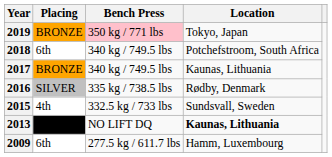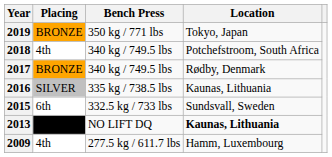(126, 32) pink background -> (126, 32) no background
(43, 50) 6th -> (43, 50) 4th
(228, 69) Kaunas, Lithuania -> (226, 69) Rødby, Denmark
(226, 87) Rødby, Denmark -> (228, 87) Kaunas, Lithuania
(43, 106) 4th -> (43, 106) 6th
(43, 143) 6th -> (43, 143) 4th
